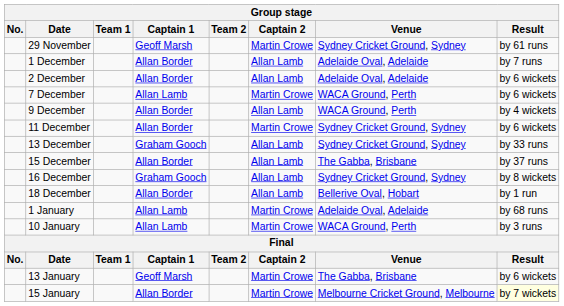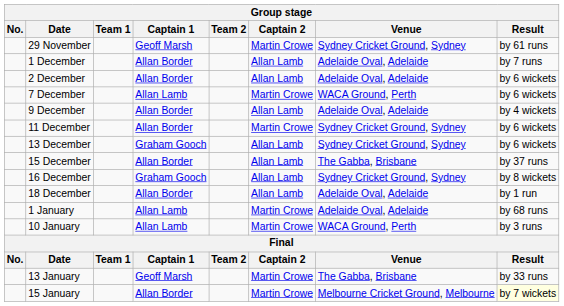(367, 111) WACA Ground, Perth -> (373, 111) Adelaide Oval, Adelaide
(524, 144) by 33 runs -> (528, 144) by 6 wickets
(368, 194) Bellerive Oval, Hobart -> (373, 194) Adelaide Oval, Adelaide
(528, 276) by 6 wickets -> (524, 276) by 33 runs
